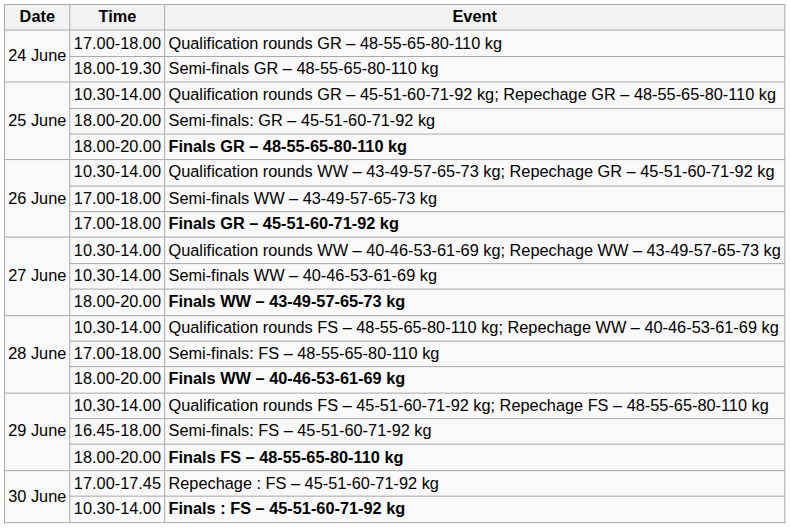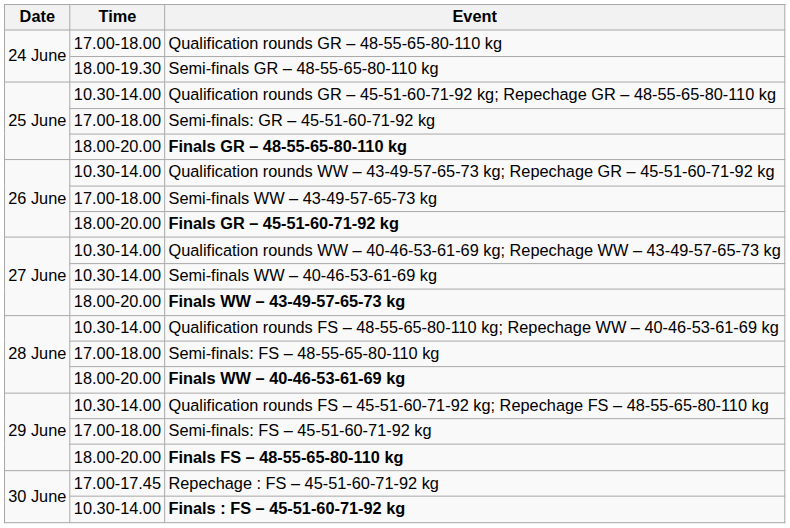(117, 120) 18.00-20.00 -> (117, 120) 17.00-18.00
(117, 224) 17.00-18.00 -> (117, 224) 18.00-20.00
(117, 431) 16.45-18.00 -> (117, 431) 17.00-18.00
